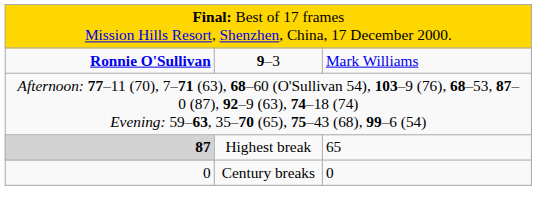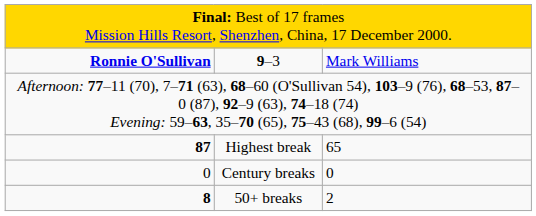(203, 147) lightgrey background -> (203, 147) no background
+ row: (268, 198)
